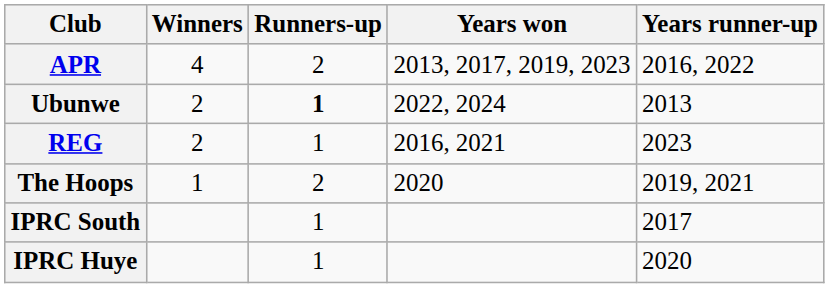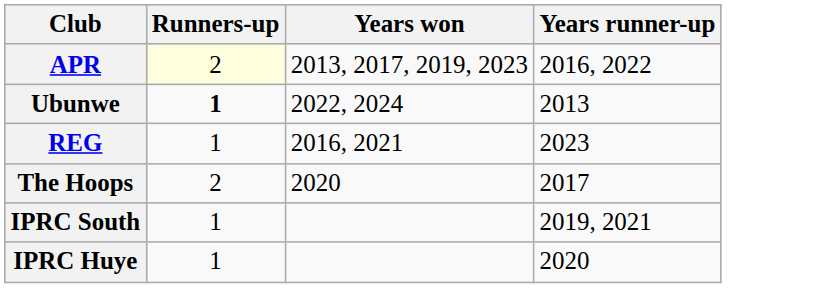- column: (197, 24)
(318, 63) no background -> (216, 63) lightyellow background
(698, 182) 2019, 2021 -> (564, 182) 2017
(667, 222) 2017 -> (596, 222) 2019, 2021
